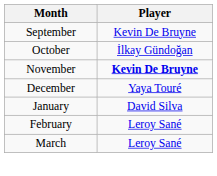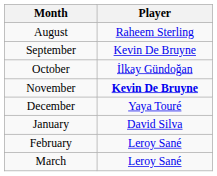+ row: (51, 32)
